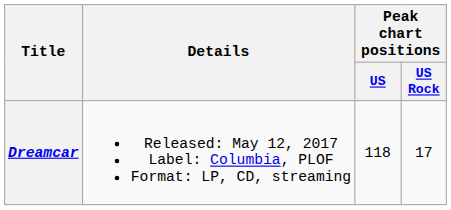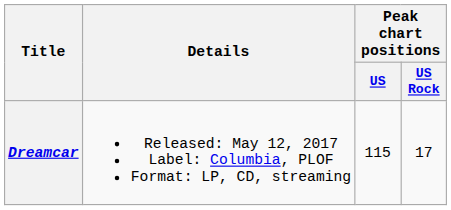(378, 153) 118 -> (378, 153) 115
